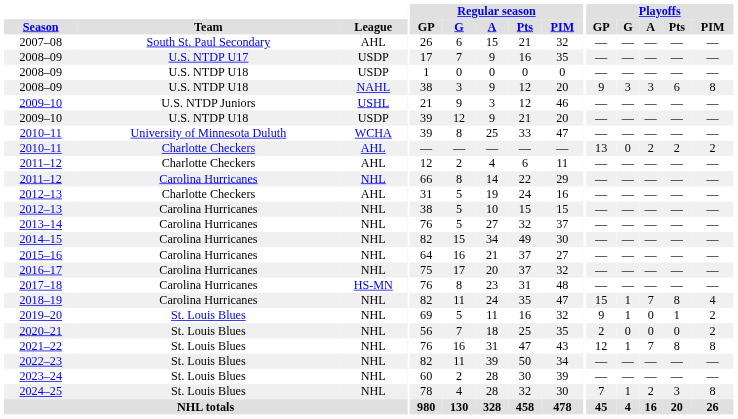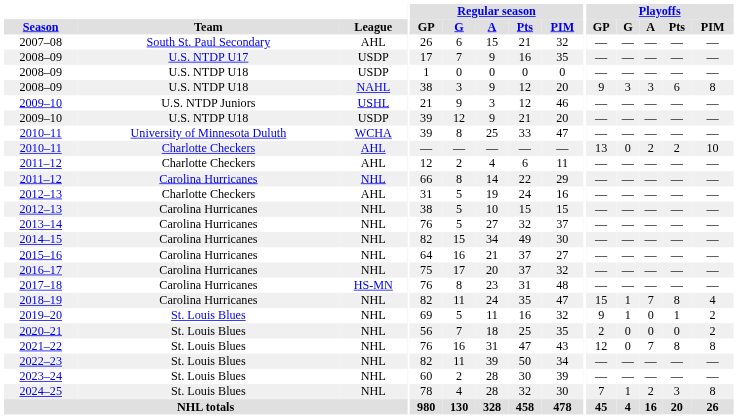(713, 148) 2 -> (713, 148) 10
(628, 346) 1 -> (628, 346) 0
